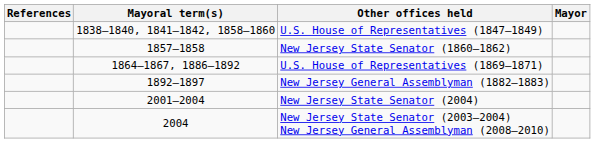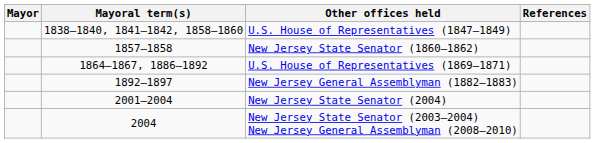columns swapped: (571, 13) <-> (39, 13)
